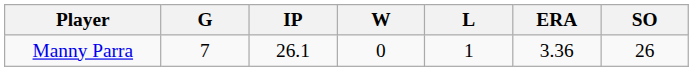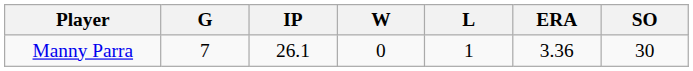(645, 50) 26 -> (645, 50) 30
